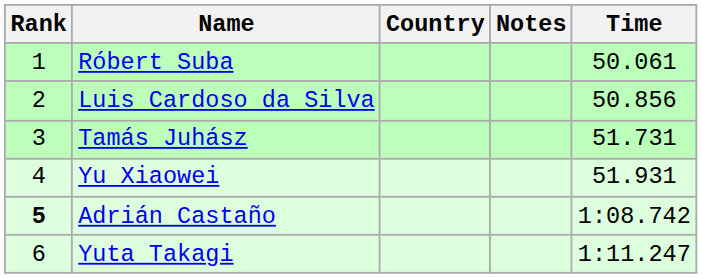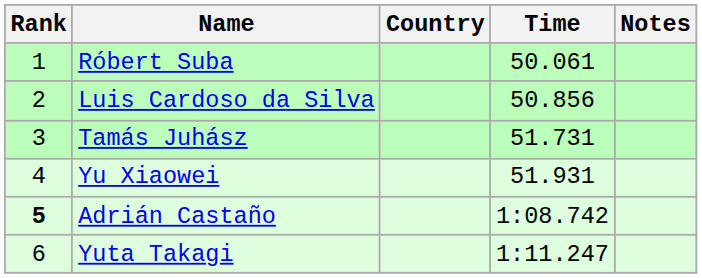columns swapped: (634, 24) <-> (531, 24)
